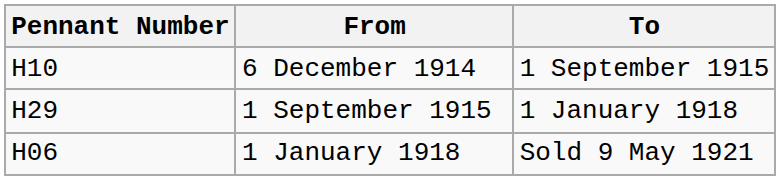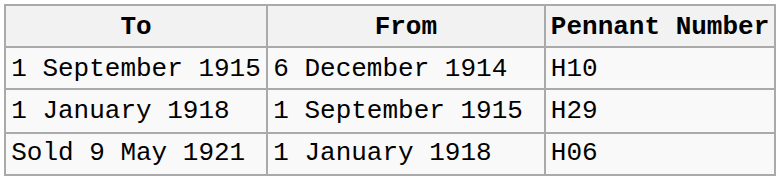columns swapped: (120, 26) <-> (644, 26)
